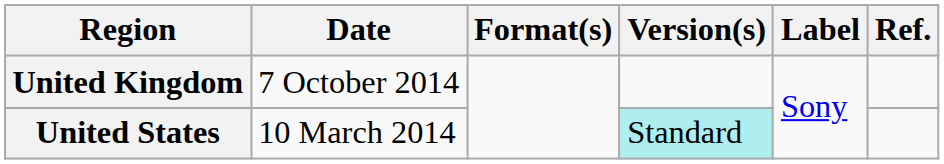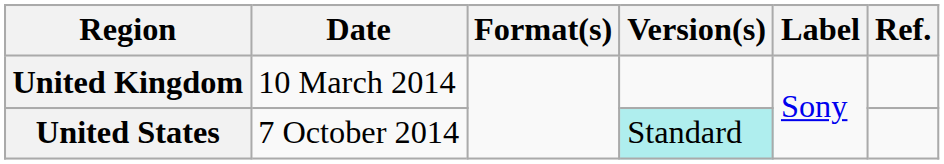(359, 81) 7 October 2014 -> (357, 81) 10 March 2014
(357, 132) 10 March 2014 -> (359, 132) 7 October 2014
